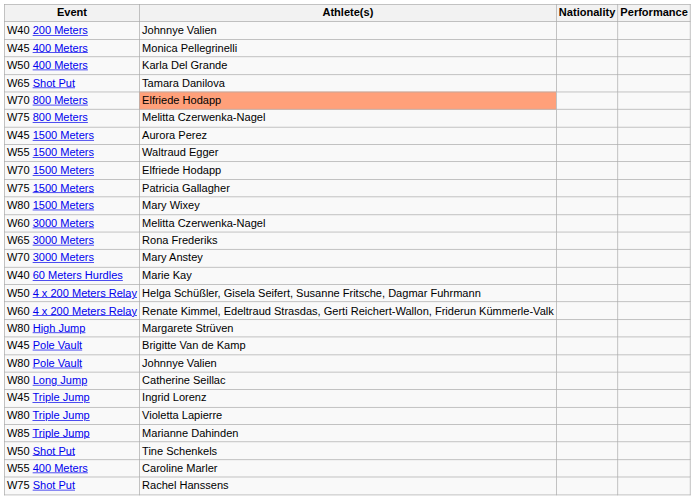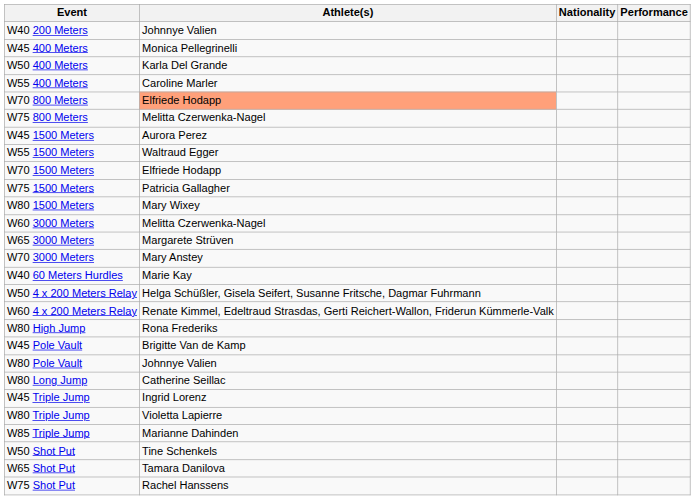rows swapped: (47, 468) <-> (41, 83)
(180, 240) Rona Frederiks -> (188, 240) Margarete Strüven
(188, 328) Margarete Strüven -> (180, 328) Rona Frederiks
